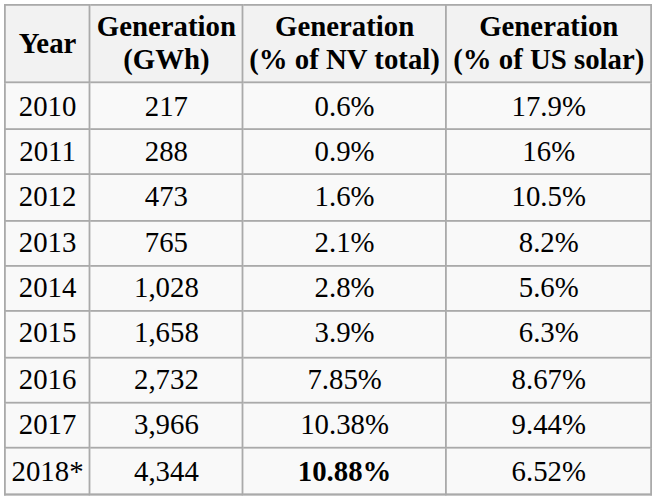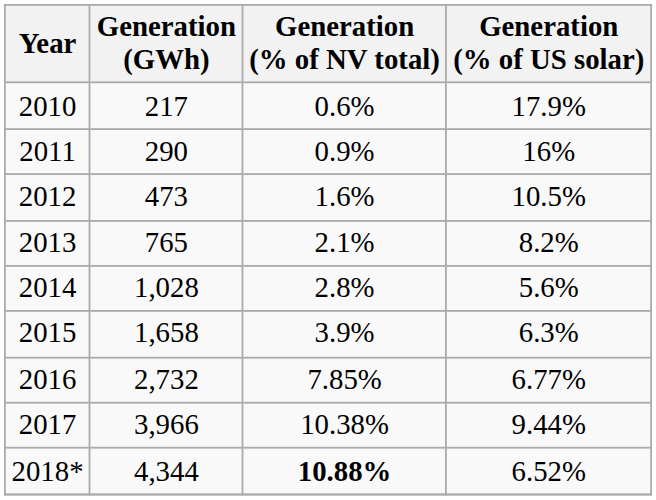(166, 151) 288 -> (166, 151) 290
(549, 379) 8.67% -> (549, 379) 6.77%
